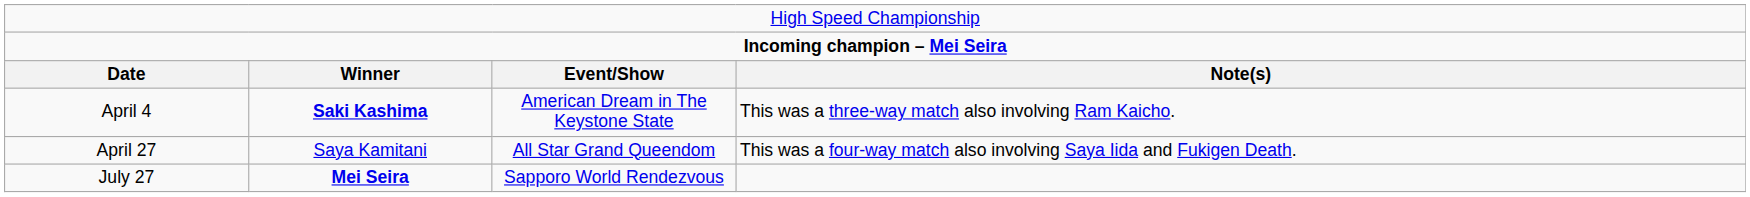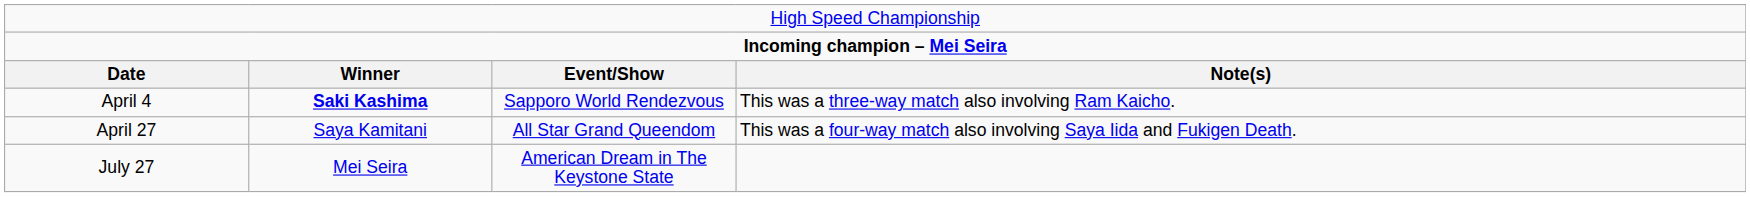(614, 112) American Dream in The Keystone State -> (614, 102) Sapporo World Rendezvous
(370, 177) bold -> (370, 167) normal
(614, 177) Sapporo World Rendezvous -> (614, 167) American Dream in The Keystone State
